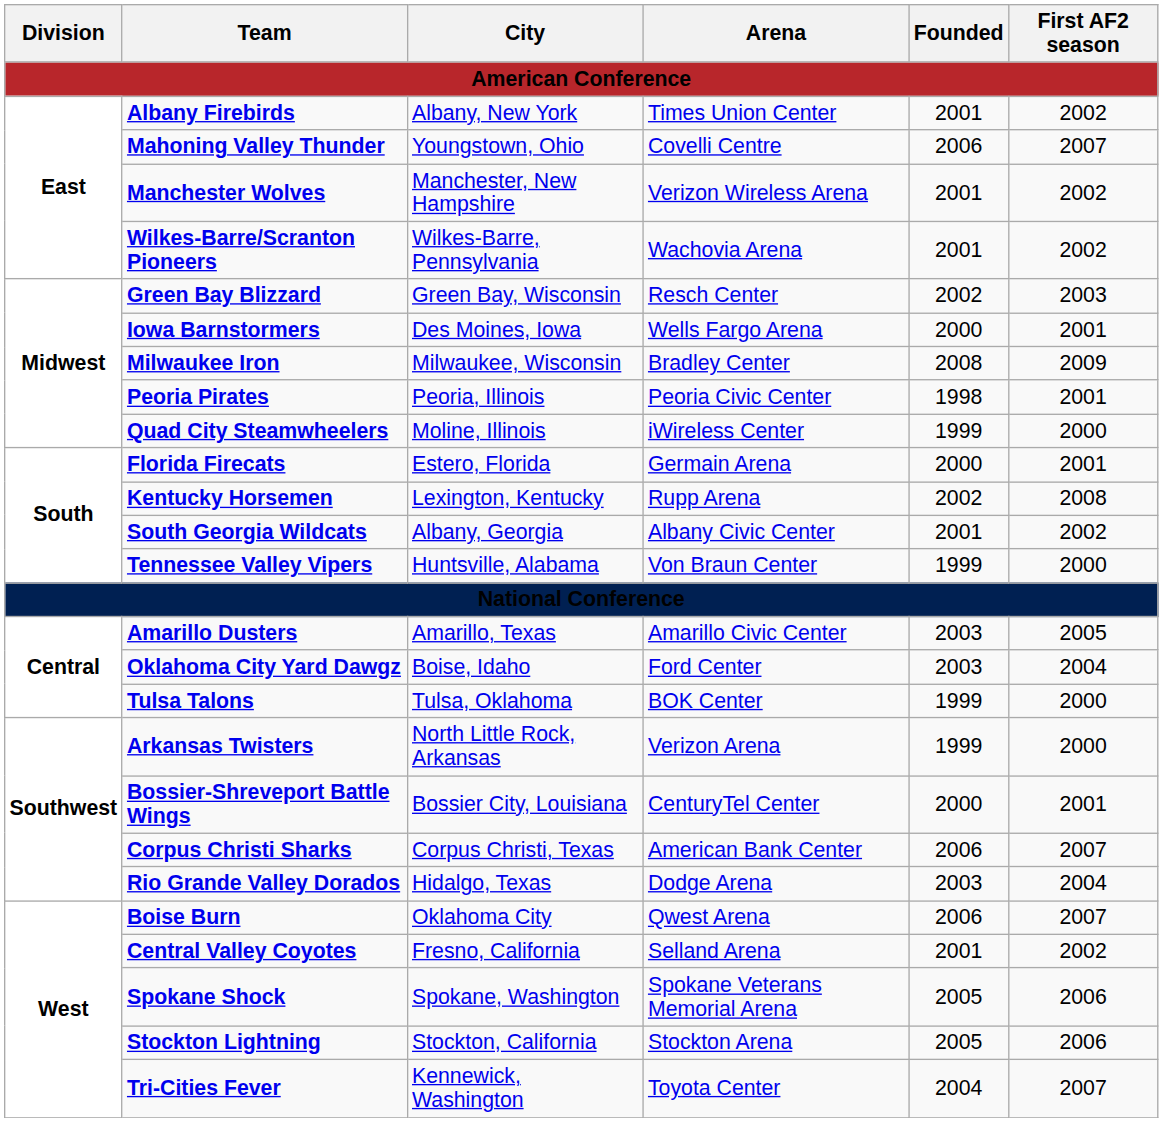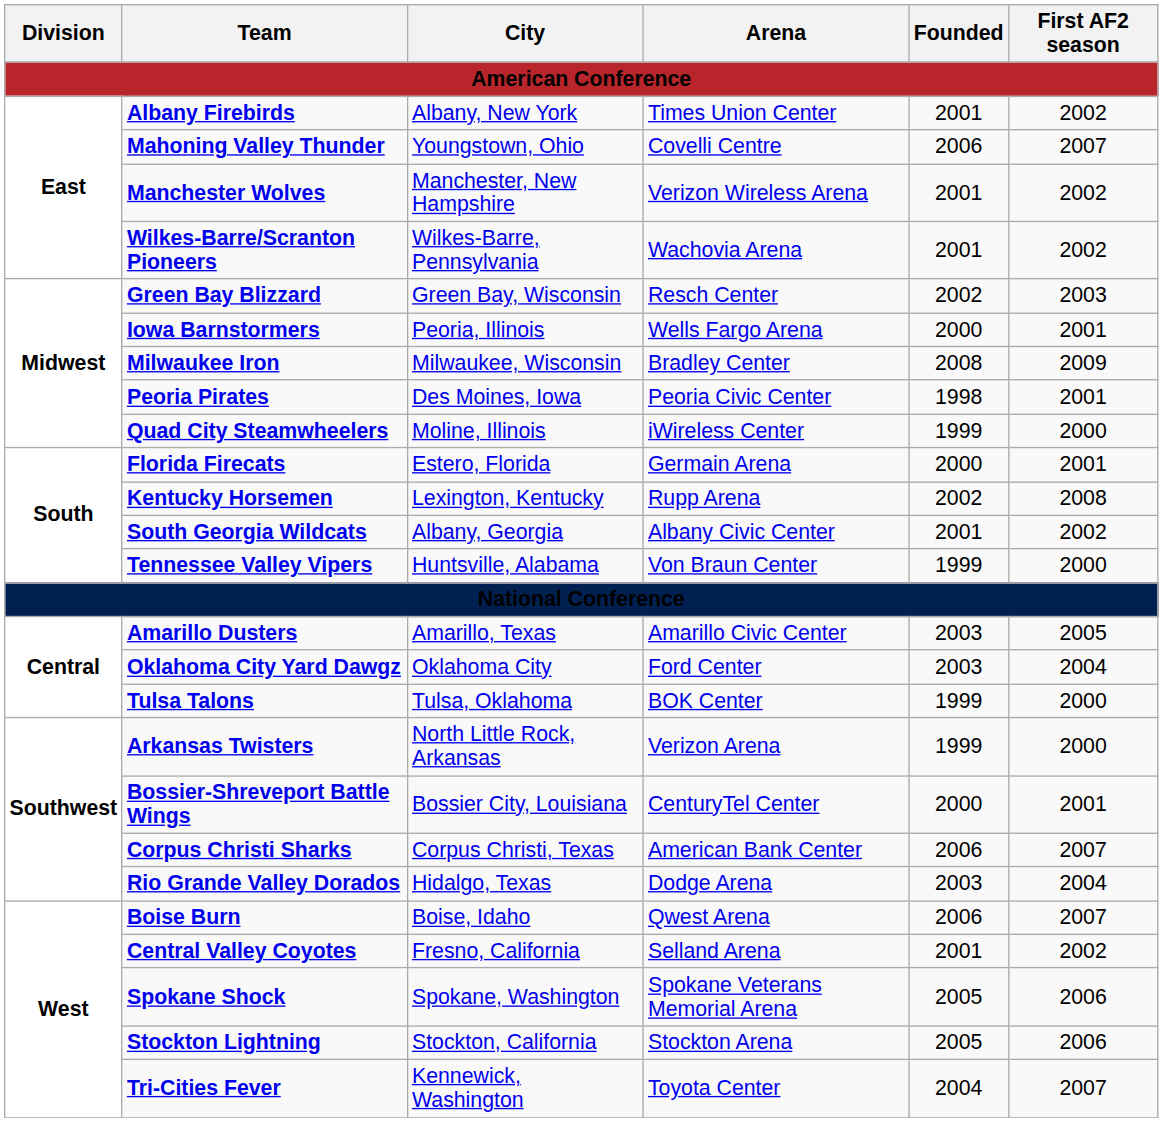(497, 329) Des Moines, Iowa -> (478, 329) Peoria, Illinois
(478, 396) Peoria, Illinois -> (497, 396) Des Moines, Iowa
(471, 666) Boise, Idaho -> (482, 666) Oklahoma City
(482, 917) Oklahoma City -> (471, 917) Boise, Idaho
